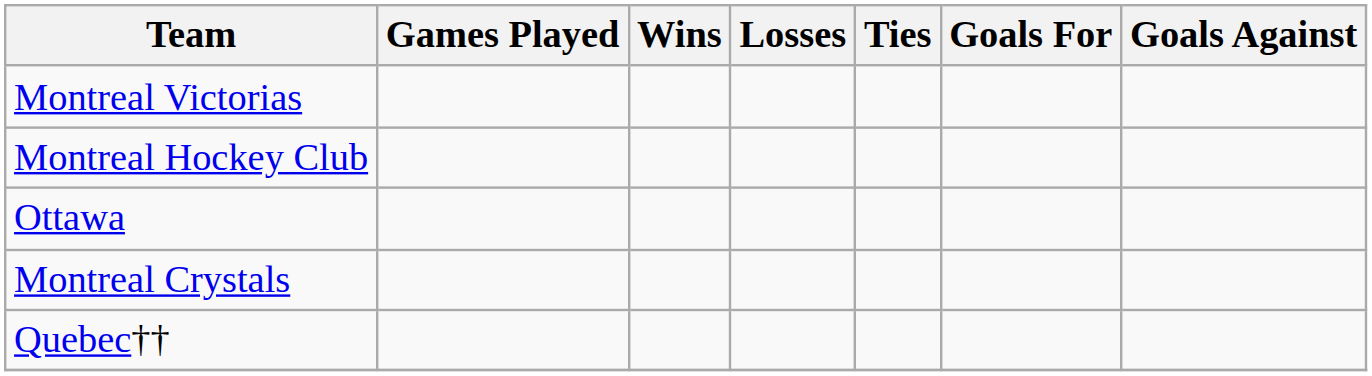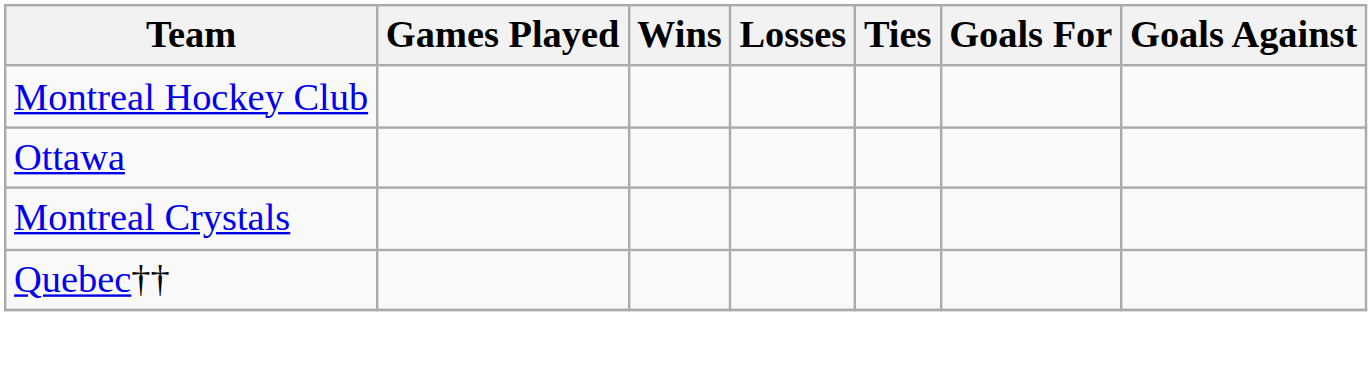- row: (158, 95)
